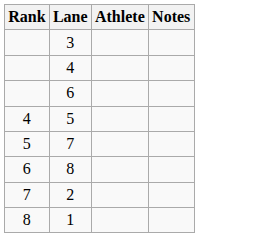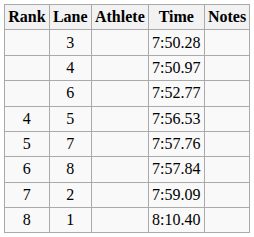+ column: (176, 17)
